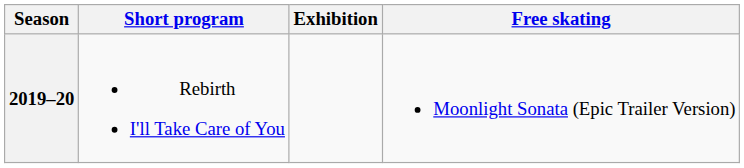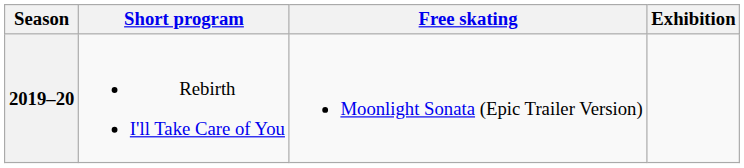columns swapped: (561, 19) <-> (336, 19)
